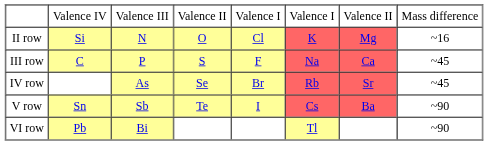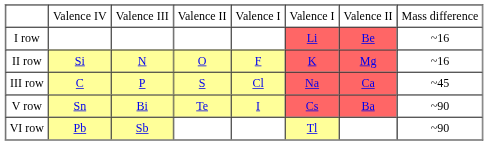+ row: (27, 38)
(258, 38) Cl -> (258, 61) F
(258, 61) F -> (258, 83) Cl
- row: (27, 83)
(142, 106) Sb -> (142, 106) Bi
(142, 128) Bi -> (142, 128) Sb
